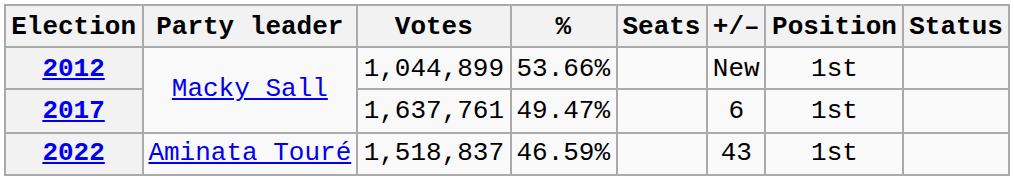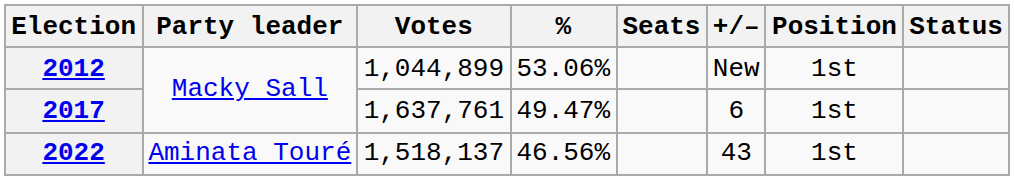(563, 69) 53.66% -> (563, 69) 53.06%
(434, 153) 1,518,837 -> (434, 153) 1,518,137
(563, 153) 46.59% -> (563, 153) 46.56%
